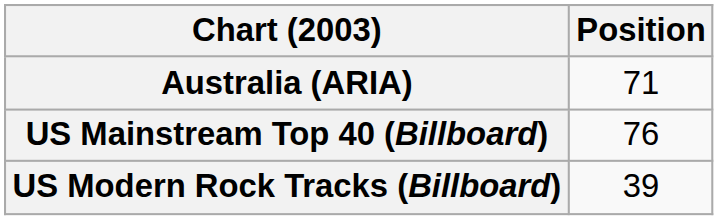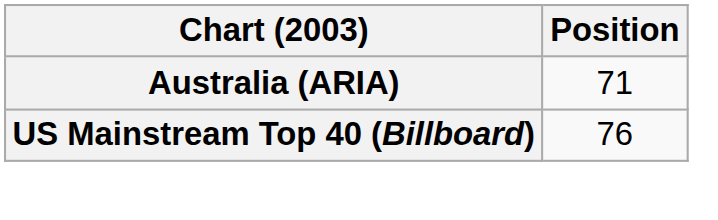- row: (287, 186)
